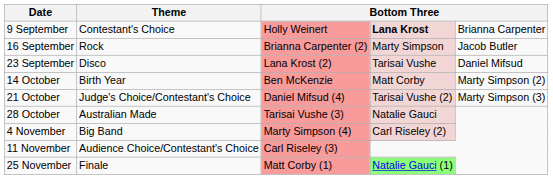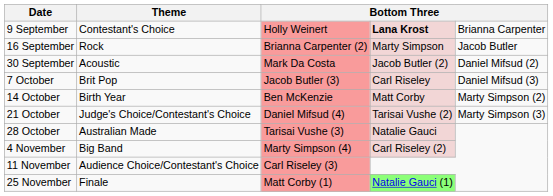- row: (40, 64)
+ row: (40, 64)
+ row: (30, 81)
